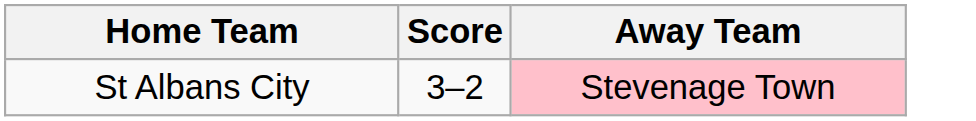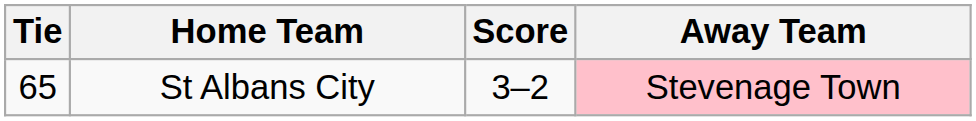+ column: (38, 31)
